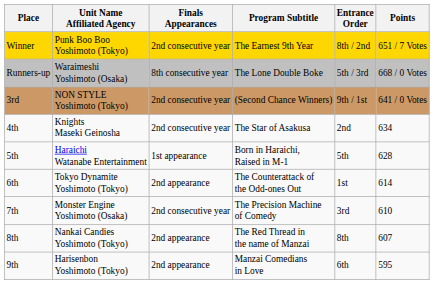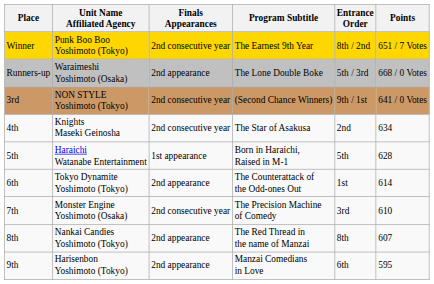(190, 73) 8th consecutive year -> (180, 73) 2nd appearance
